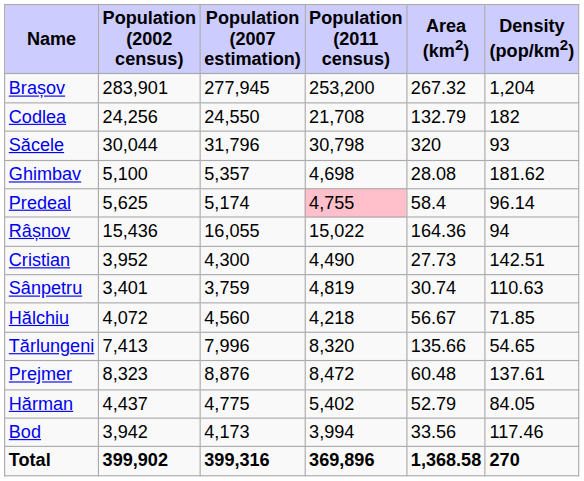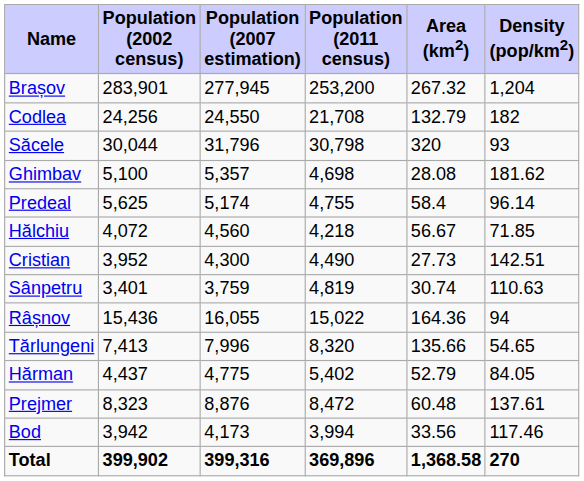(332, 202) pink background -> (332, 202) no background
rows swapped: (39, 231) <-> (39, 317)
rows swapped: (40, 374) <-> (41, 403)
